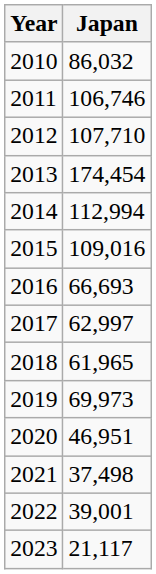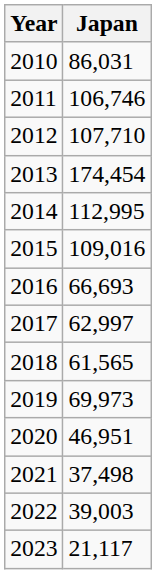(101, 60) 86,032 -> (101, 60) 86,031
(107, 211) 112,994 -> (107, 211) 112,995
(101, 361) 61,965 -> (101, 361) 61,565
(101, 511) 39,001 -> (101, 511) 39,003
